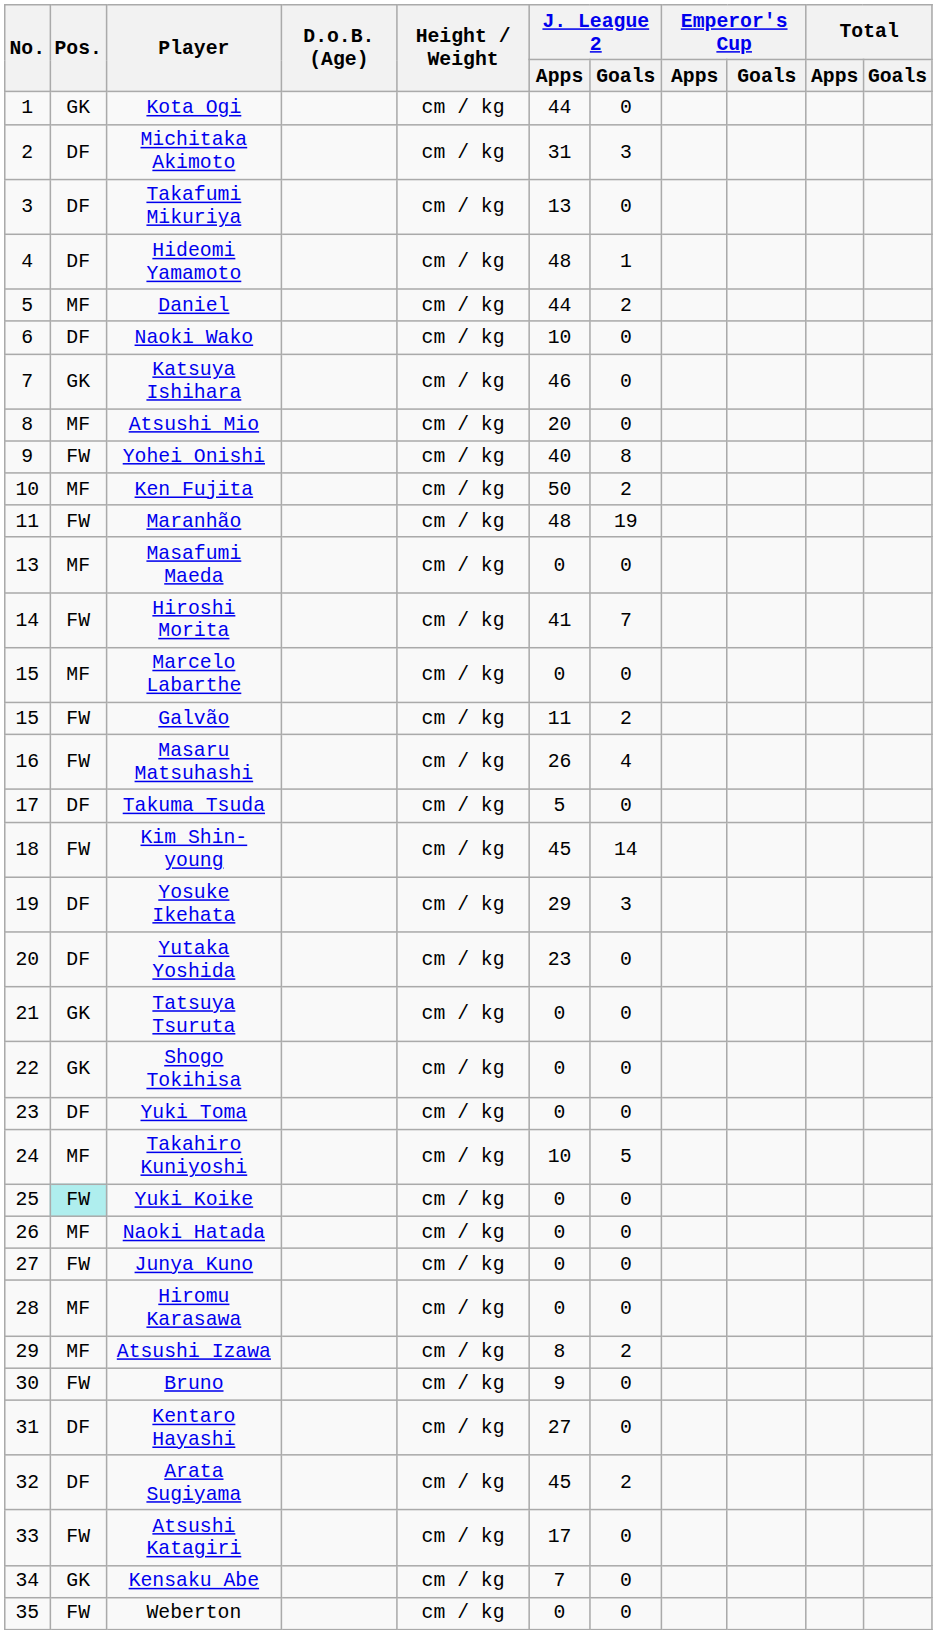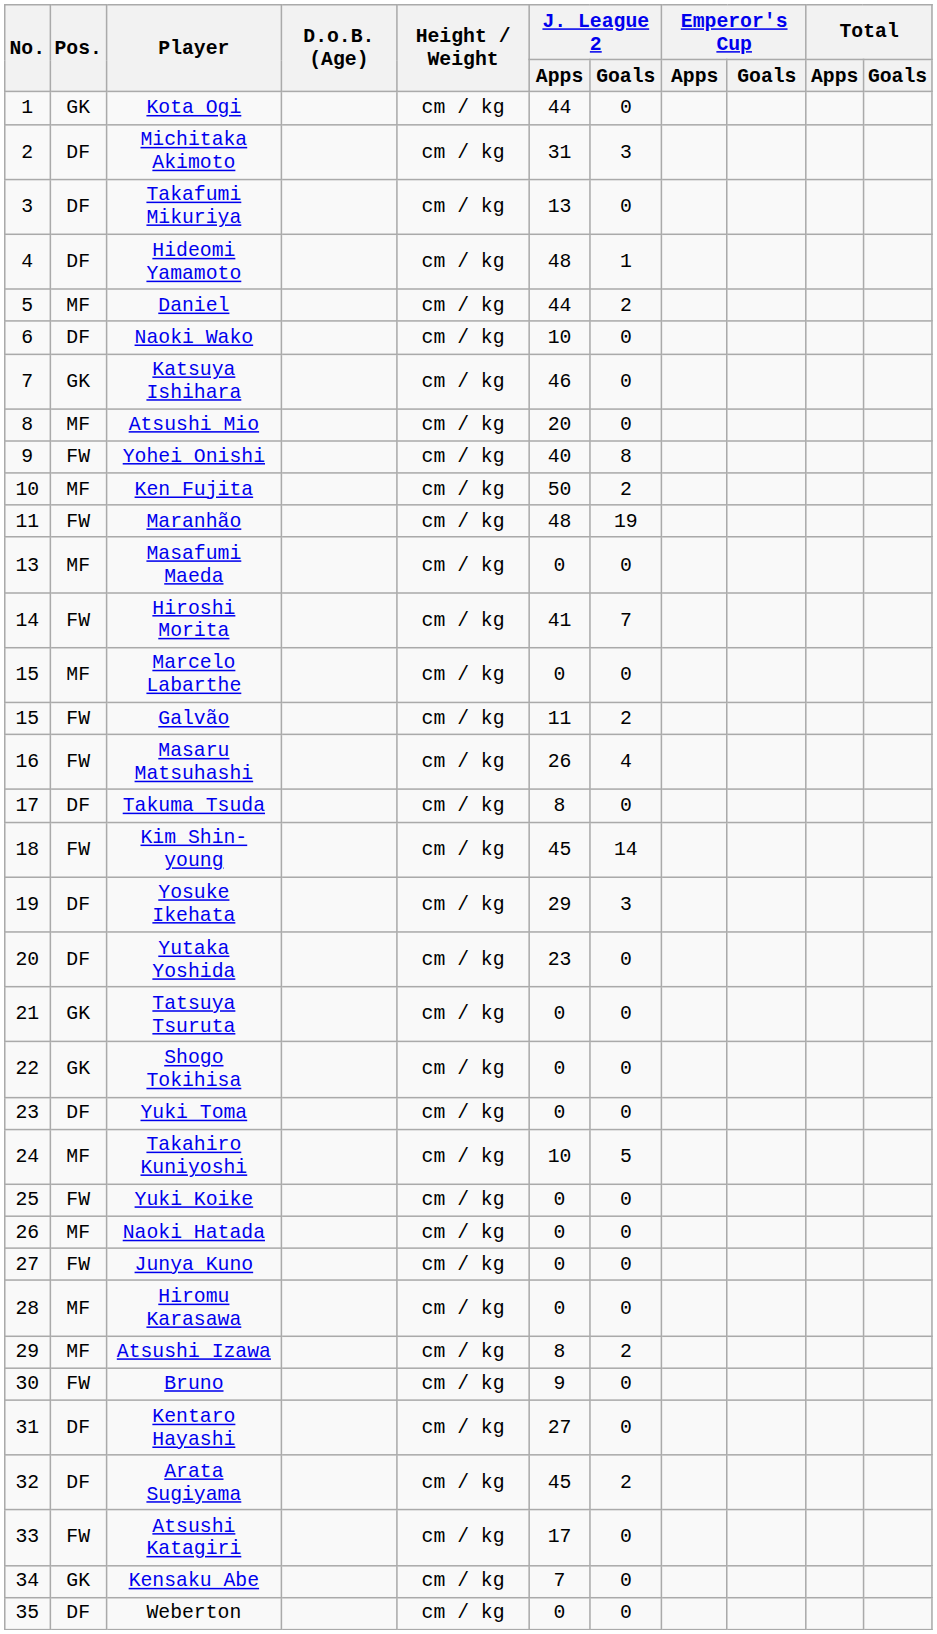(560, 806) 5 -> (560, 806) 8
(78, 1200) paleturquoise background -> (78, 1200) no background
(78, 1613) FW -> (78, 1613) DF
